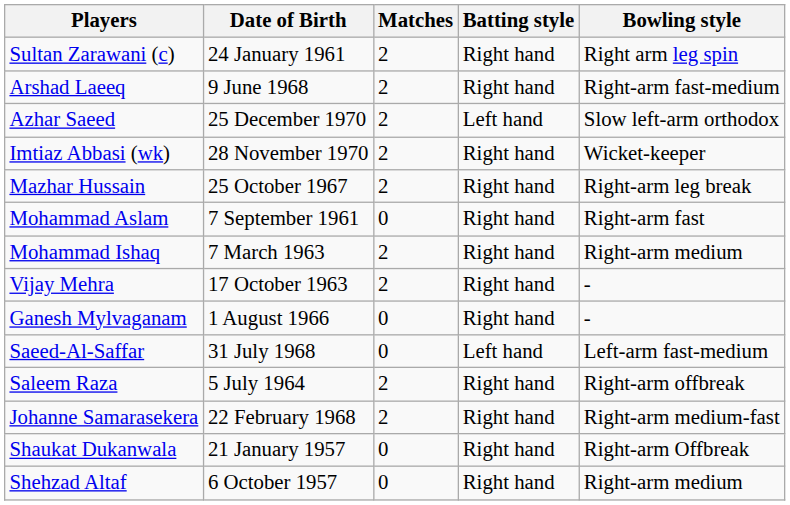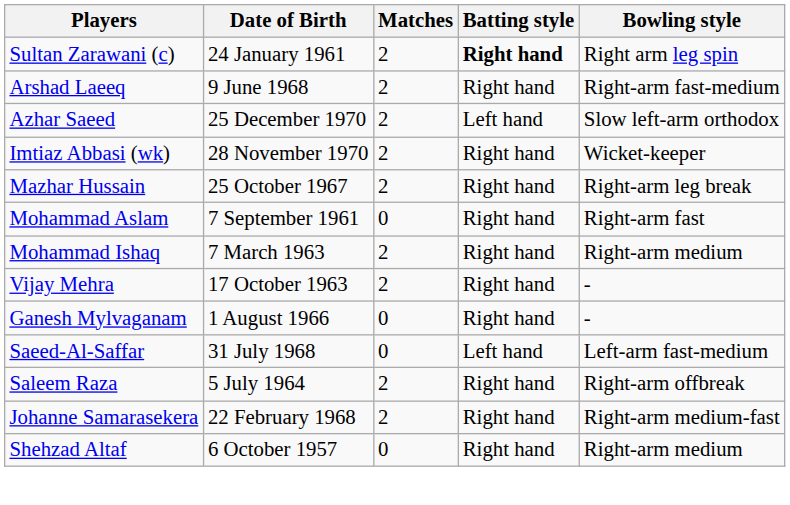(509, 53) normal -> (513, 53) bold
- row: (93, 449)
